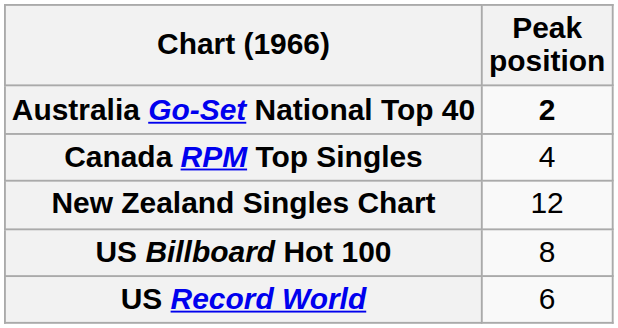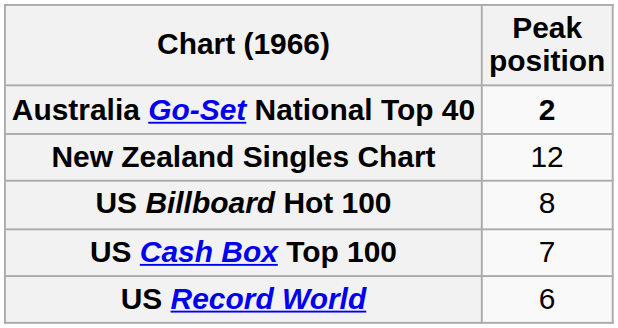- row: (243, 156)
+ row: (243, 251)
